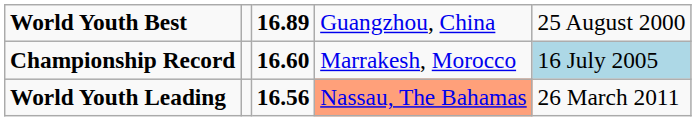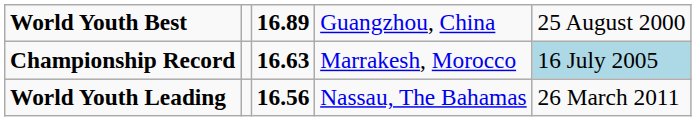(283, 60) 16.60 -> (283, 60) 16.63
(423, 97) lightsalmon background -> (423, 97) no background
